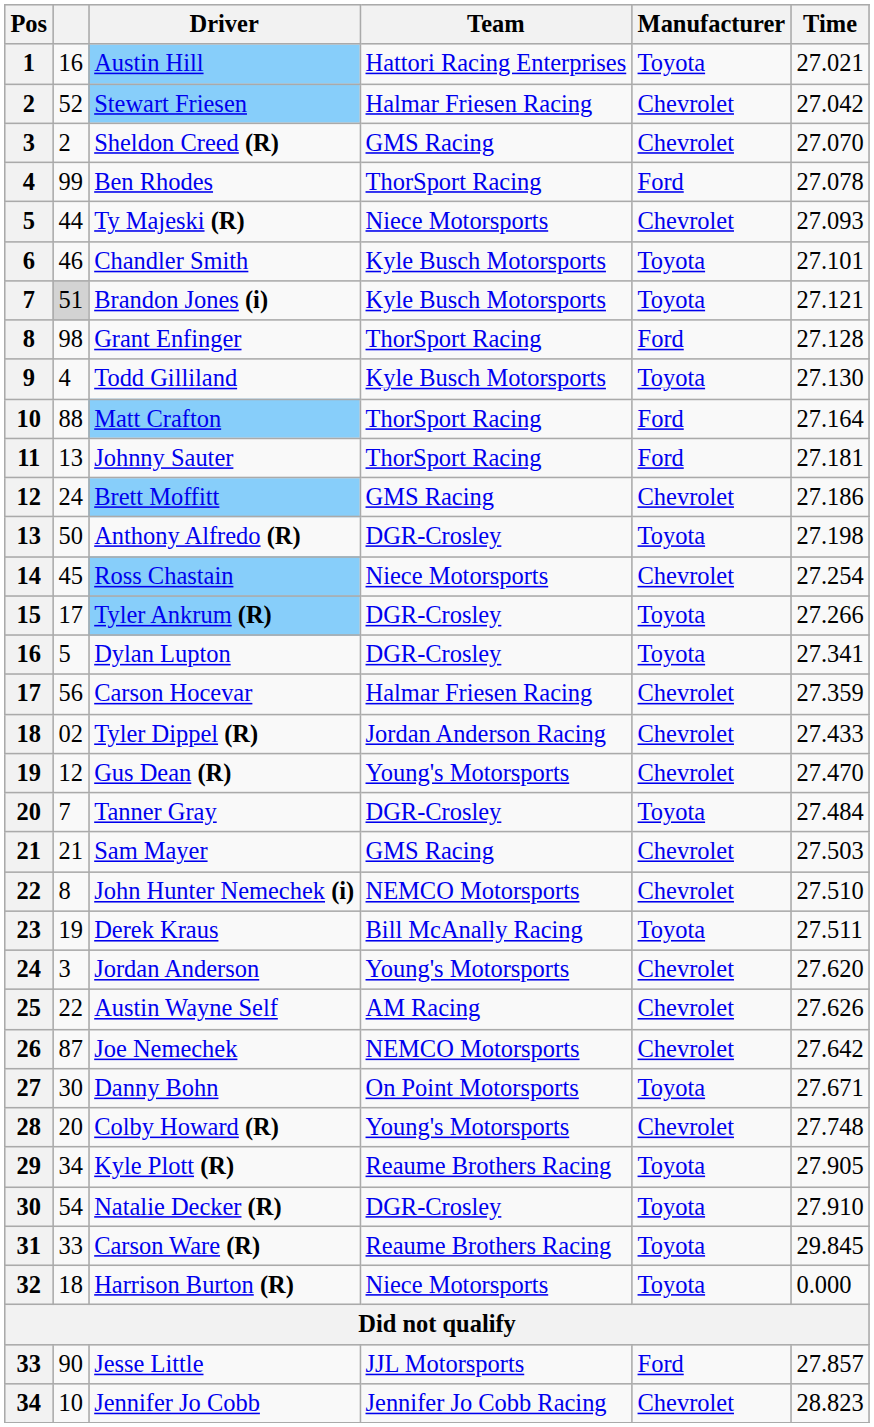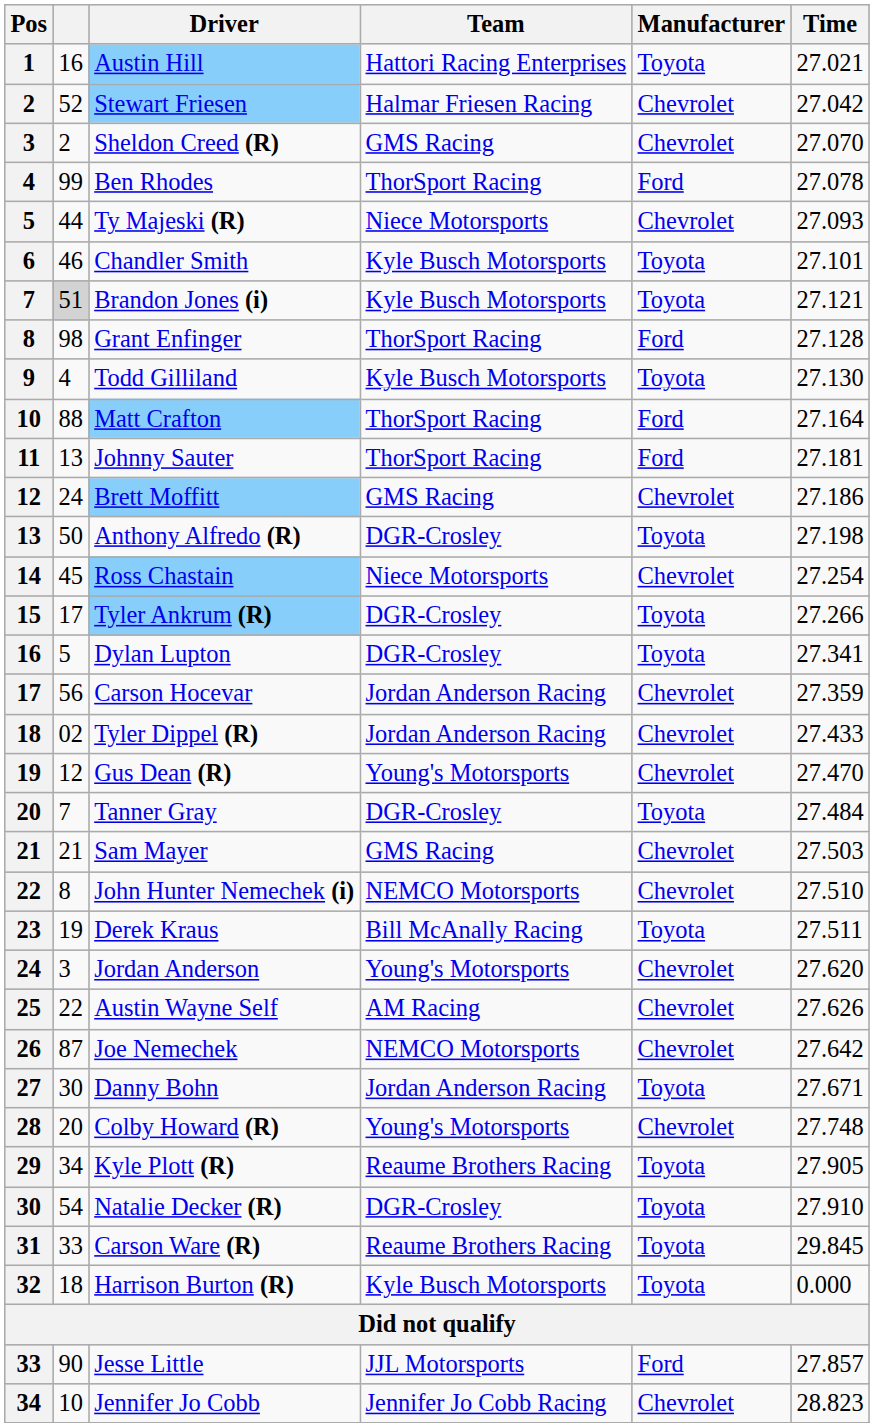(479, 693) Halmar Friesen Racing -> (486, 693) Jordan Anderson Racing
(472, 1087) On Point Motorsports -> (486, 1087) Jordan Anderson Racing
(457, 1284) Niece Motorsports -> (486, 1284) Kyle Busch Motorsports
